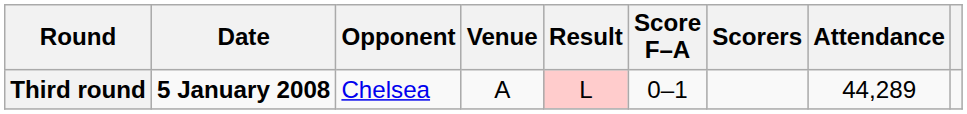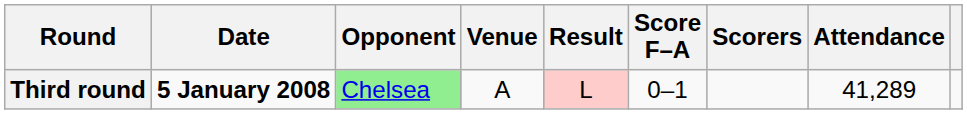(386, 89) no background -> (386, 89) lightgreen background
(879, 89) 44,289 -> (879, 89) 41,289
